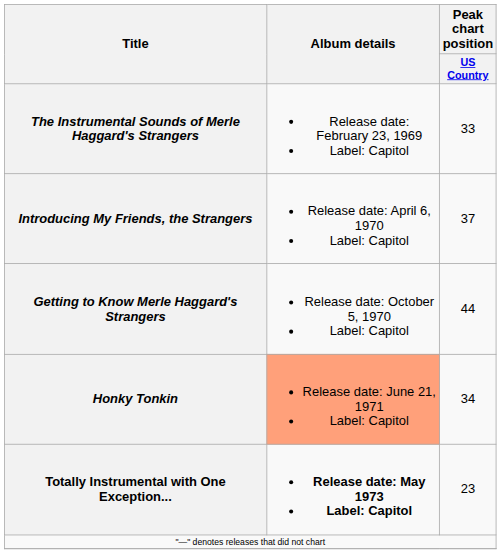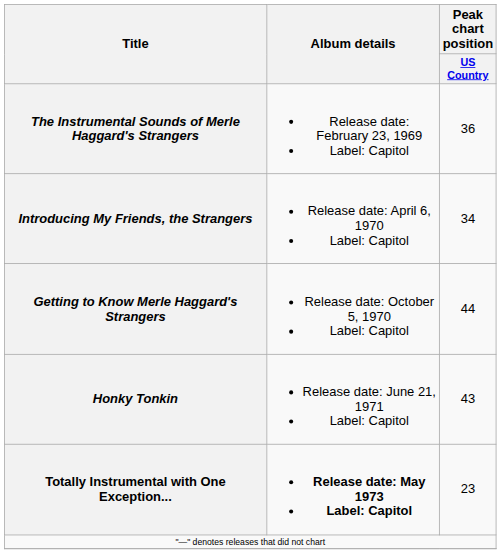(468, 128) 33 -> (468, 128) 36
(468, 218) 37 -> (468, 218) 34
(353, 407) lightsalmon background -> (353, 407) no background
(468, 399) 34 -> (468, 399) 43
